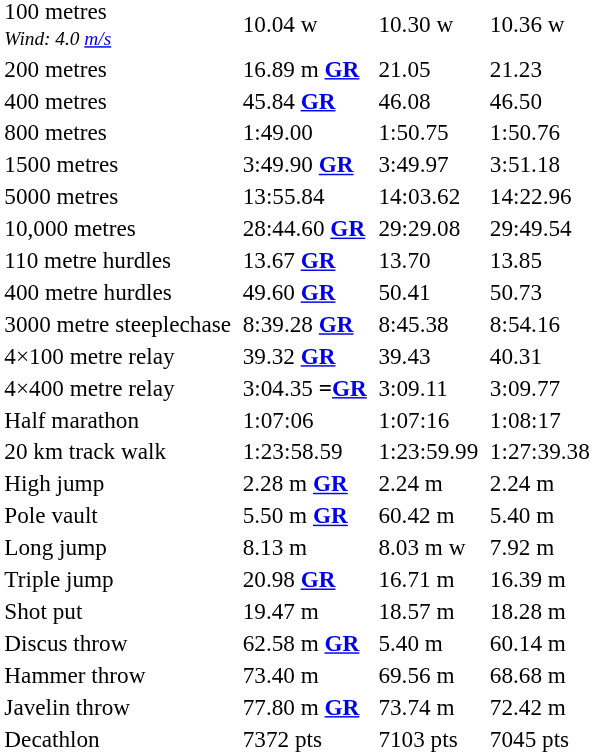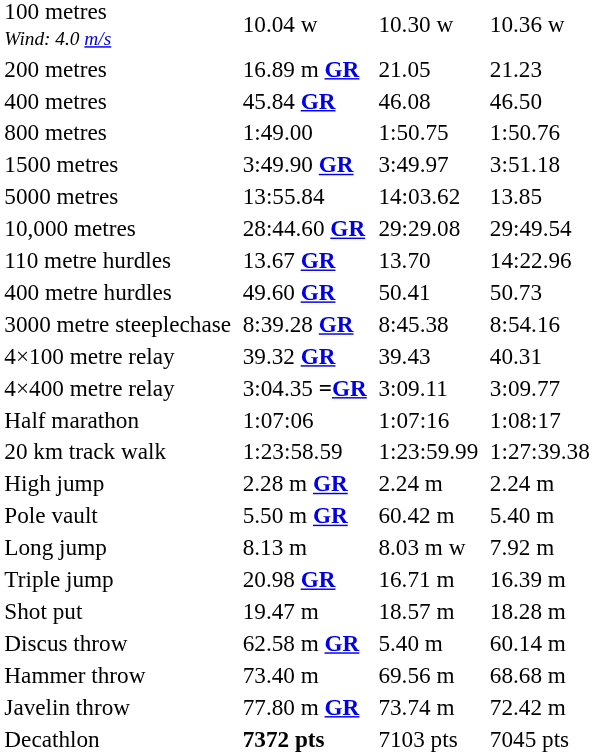(531, 196) 14:22.96 -> (516, 196) 13.85
(516, 260) 13.85 -> (531, 260) 14:22.96
(282, 739) normal -> (284, 739) bold
